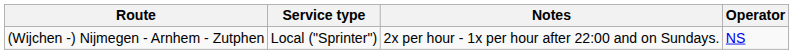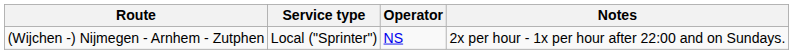columns swapped: (756, 15) <-> (551, 15)
